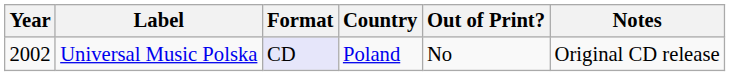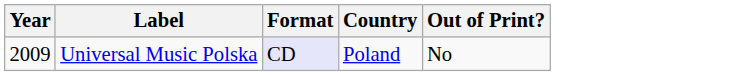- column: (637, 20)
(30, 53) 2002 -> (30, 53) 2009
